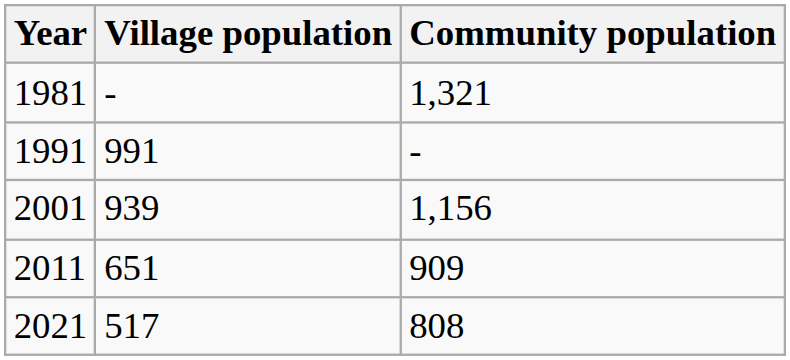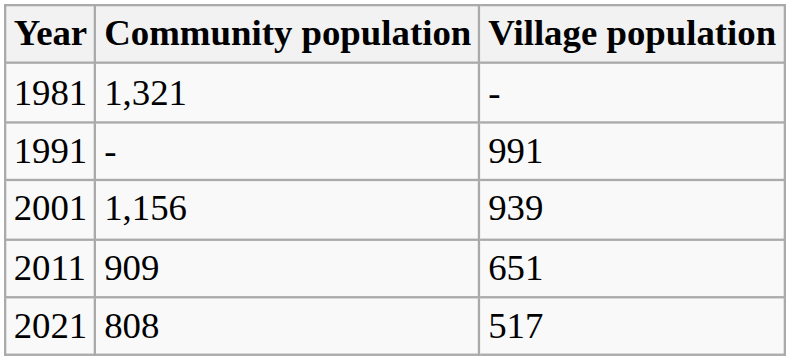columns swapped: (248, 33) <-> (593, 33)
